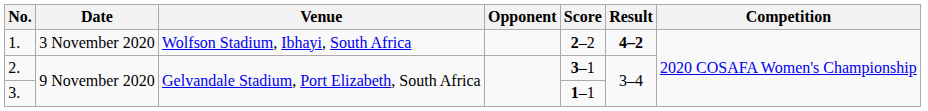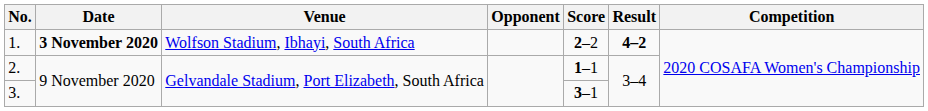(97, 42) normal -> (99, 42) bold
(583, 67) 3–1 -> (586, 67) 1–1
(583, 93) 1–1 -> (586, 93) 3–1
